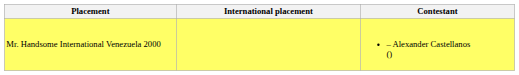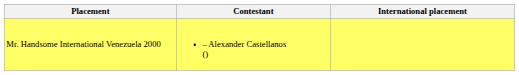columns swapped: (437, 12) <-> (268, 12)
